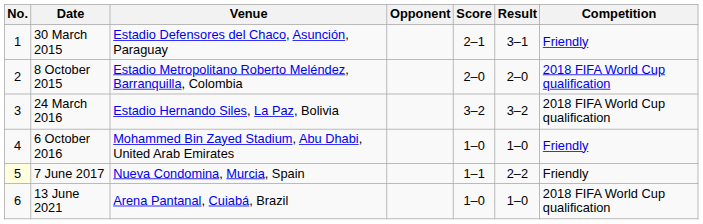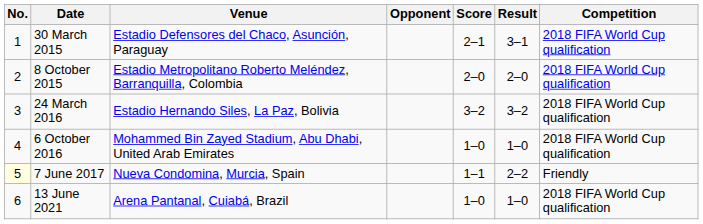(566, 42) Friendly -> (604, 42) 2018 FIFA World Cup qualification
(566, 146) Friendly -> (604, 146) 2018 FIFA World Cup qualification
